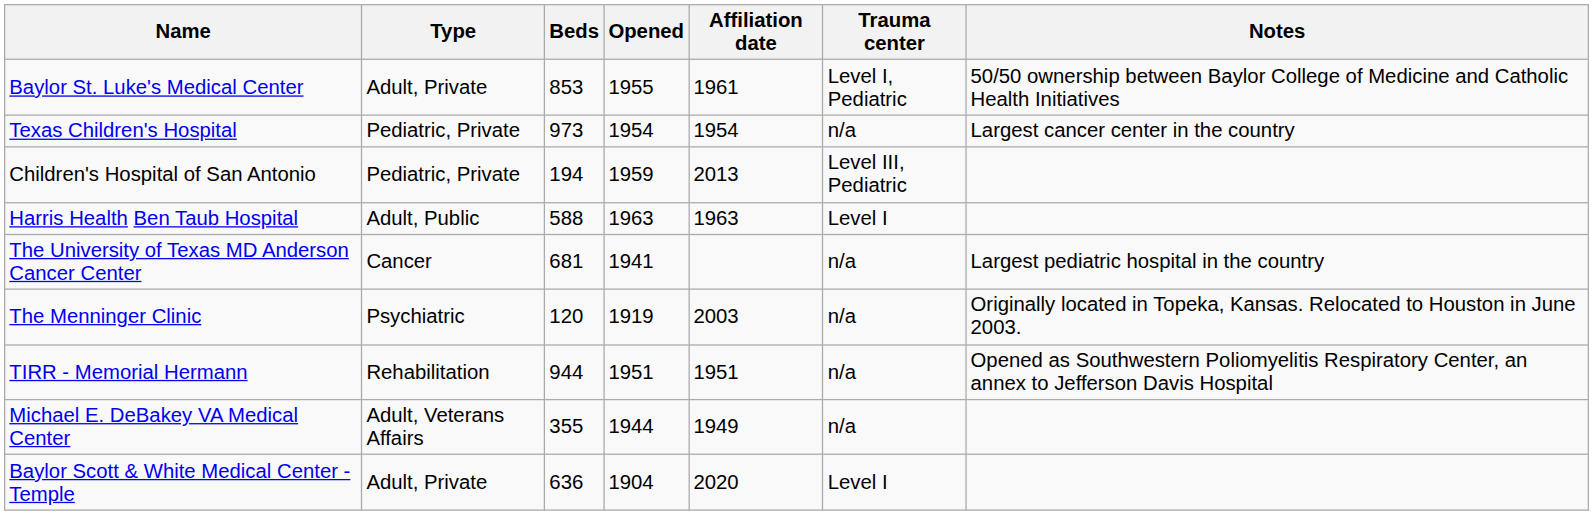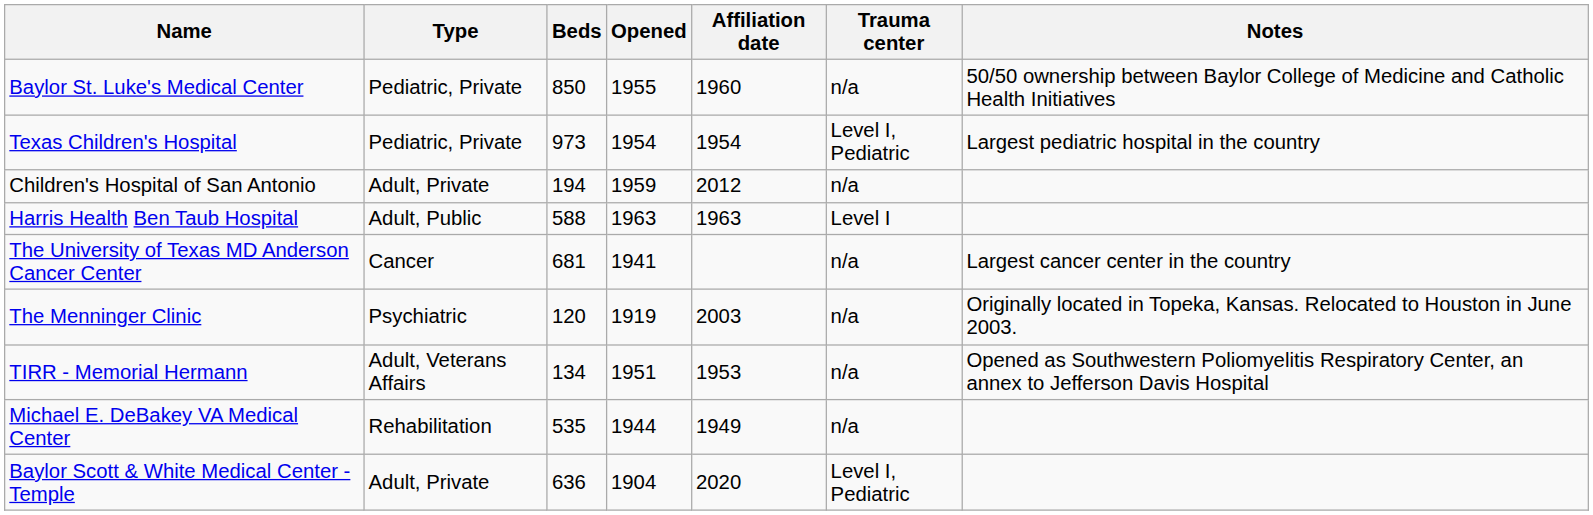(427, 87) Adult, Private -> (445, 87) Pediatric, Private
(566, 87) 853 -> (569, 87) 850
(716, 87) 1961 -> (719, 87) 1960
(867, 87) Level I, Pediatric -> (845, 87) n/a
(842, 130) n/a -> (870, 142) Level I, Pediatric
(1133, 130) Largest cancer center in the country -> (1143, 142) Largest pediatric hospital in the country
(443, 174) Pediatric, Private -> (429, 185) Adult, Private
(716, 174) 2013 -> (719, 185) 2012
(867, 174) Level III, Pediatric -> (845, 185) n/a
(1147, 261) Largest pediatric hospital in the country -> (1128, 261) Largest cancer center in the country
(428, 371) Rehabilitation -> (437, 371) Adult, Veterans Affairs
(566, 371) 944 -> (569, 371) 134
(716, 371) 1951 -> (719, 371) 1953
(435, 427) Adult, Veterans Affairs -> (430, 427) Rehabilitation
(566, 427) 355 -> (569, 427) 535
(858, 482) Level I -> (870, 482) Level I, Pediatric
